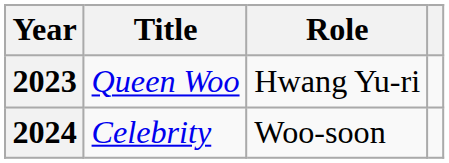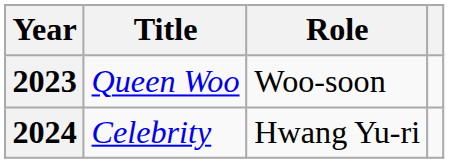(337, 81) Hwang Yu-ri -> (320, 81) Woo-soon
(320, 132) Woo-soon -> (337, 132) Hwang Yu-ri
